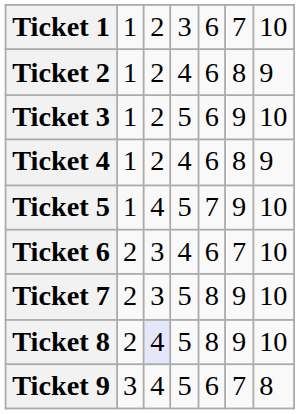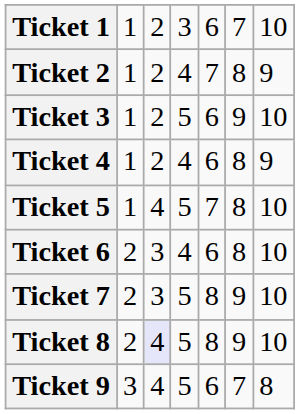(212, 71) 6 -> (212, 71) 7
(239, 206) 9 -> (239, 206) 8
(239, 251) 7 -> (239, 251) 8
